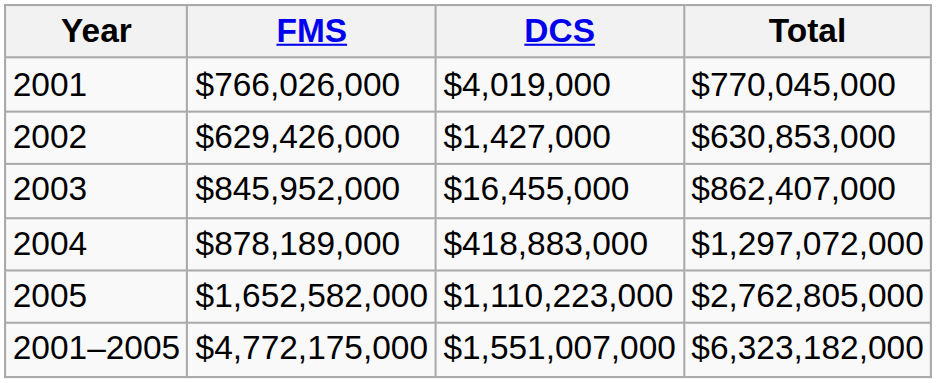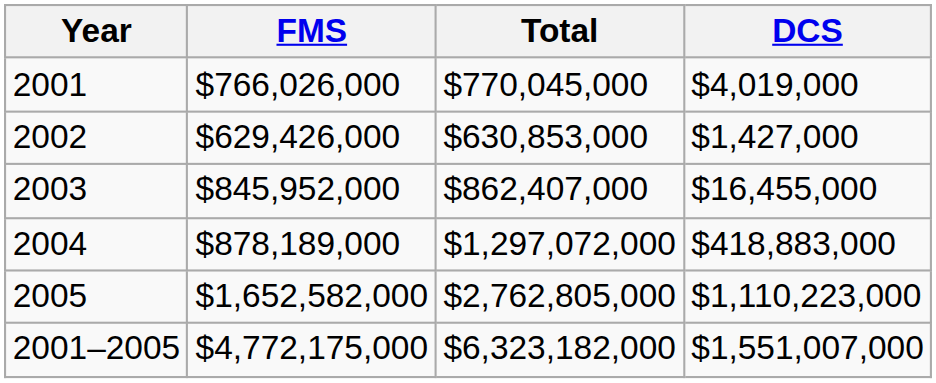columns swapped: (560, 31) <-> (808, 31)
